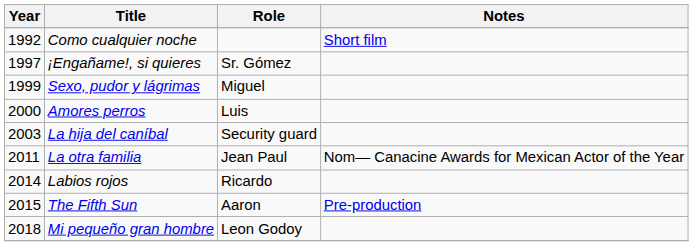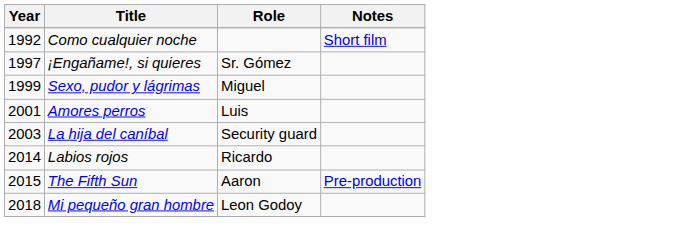(24, 110) 2000 -> (24, 110) 2001
- row: (95, 157)
